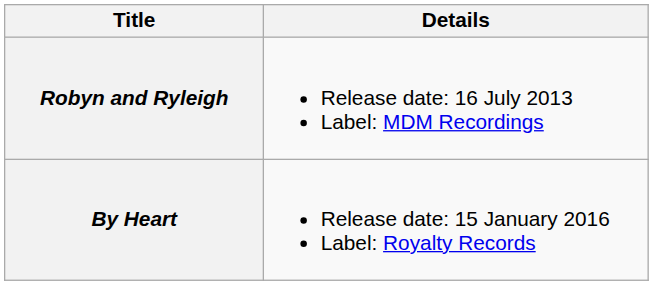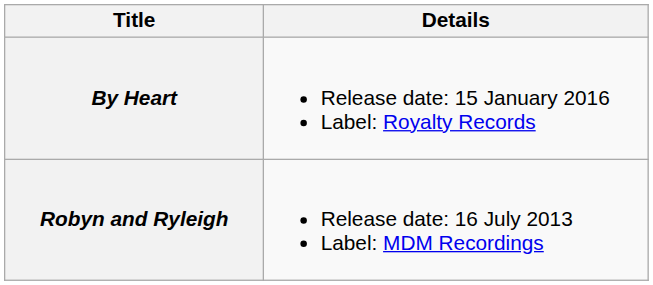rows swapped: (134, 98) <-> (134, 219)
